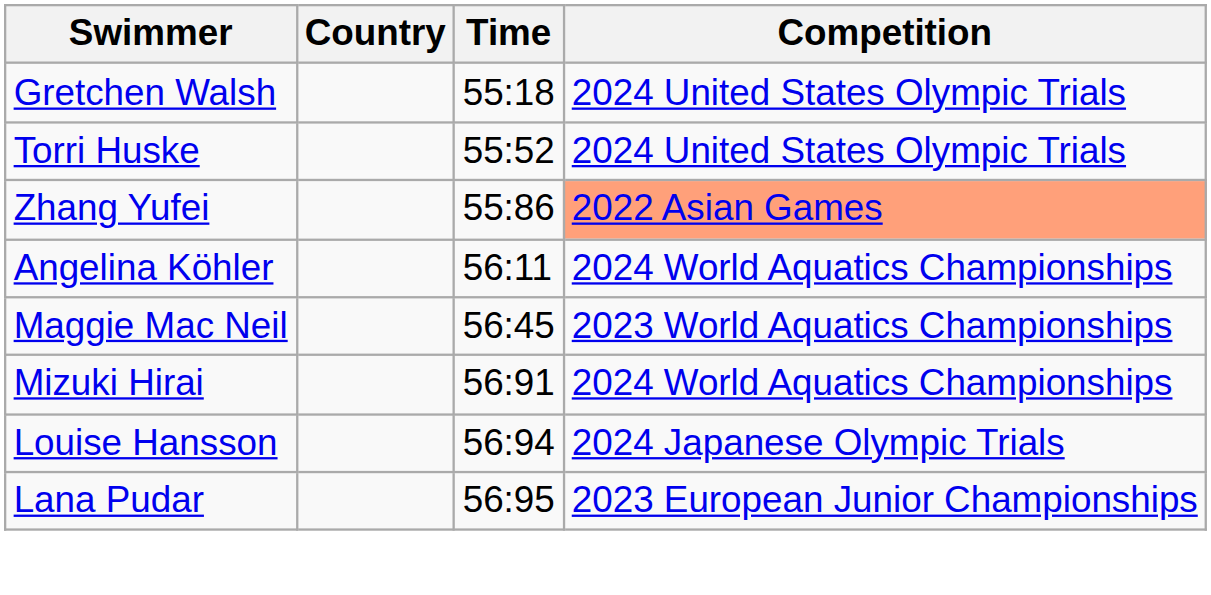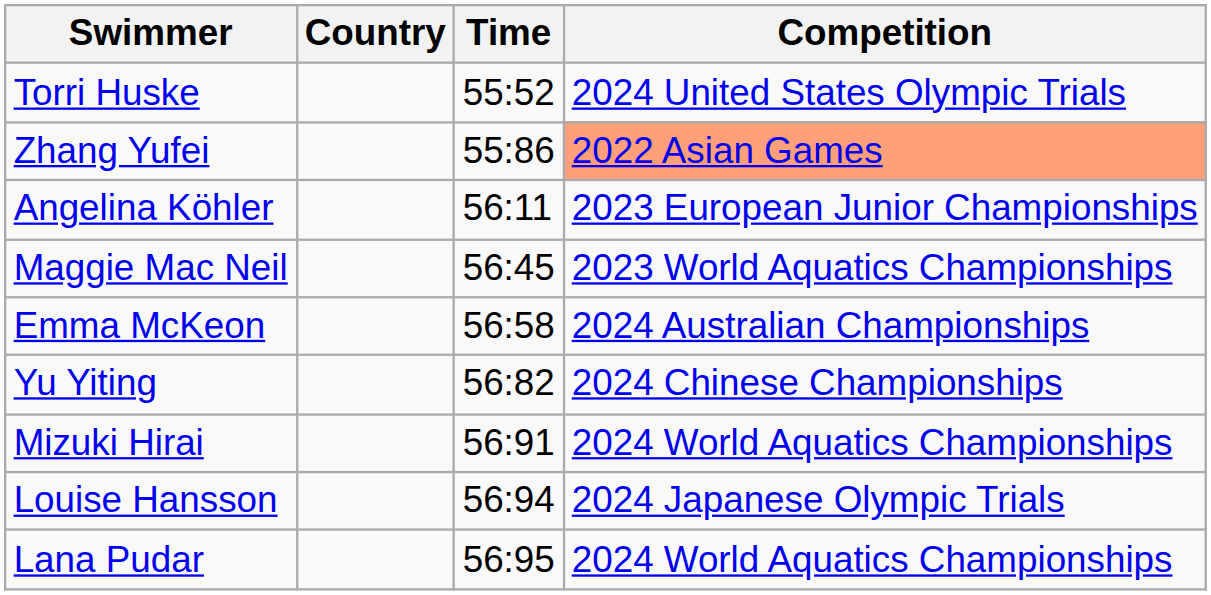- row: (145, 92)
(872, 267) 2024 World Aquatics Championships -> (885, 208) 2023 European Junior Championships
+ row: (139, 325)
+ row: (85, 383)
(885, 500) 2023 European Junior Championships -> (872, 558) 2024 World Aquatics Championships
